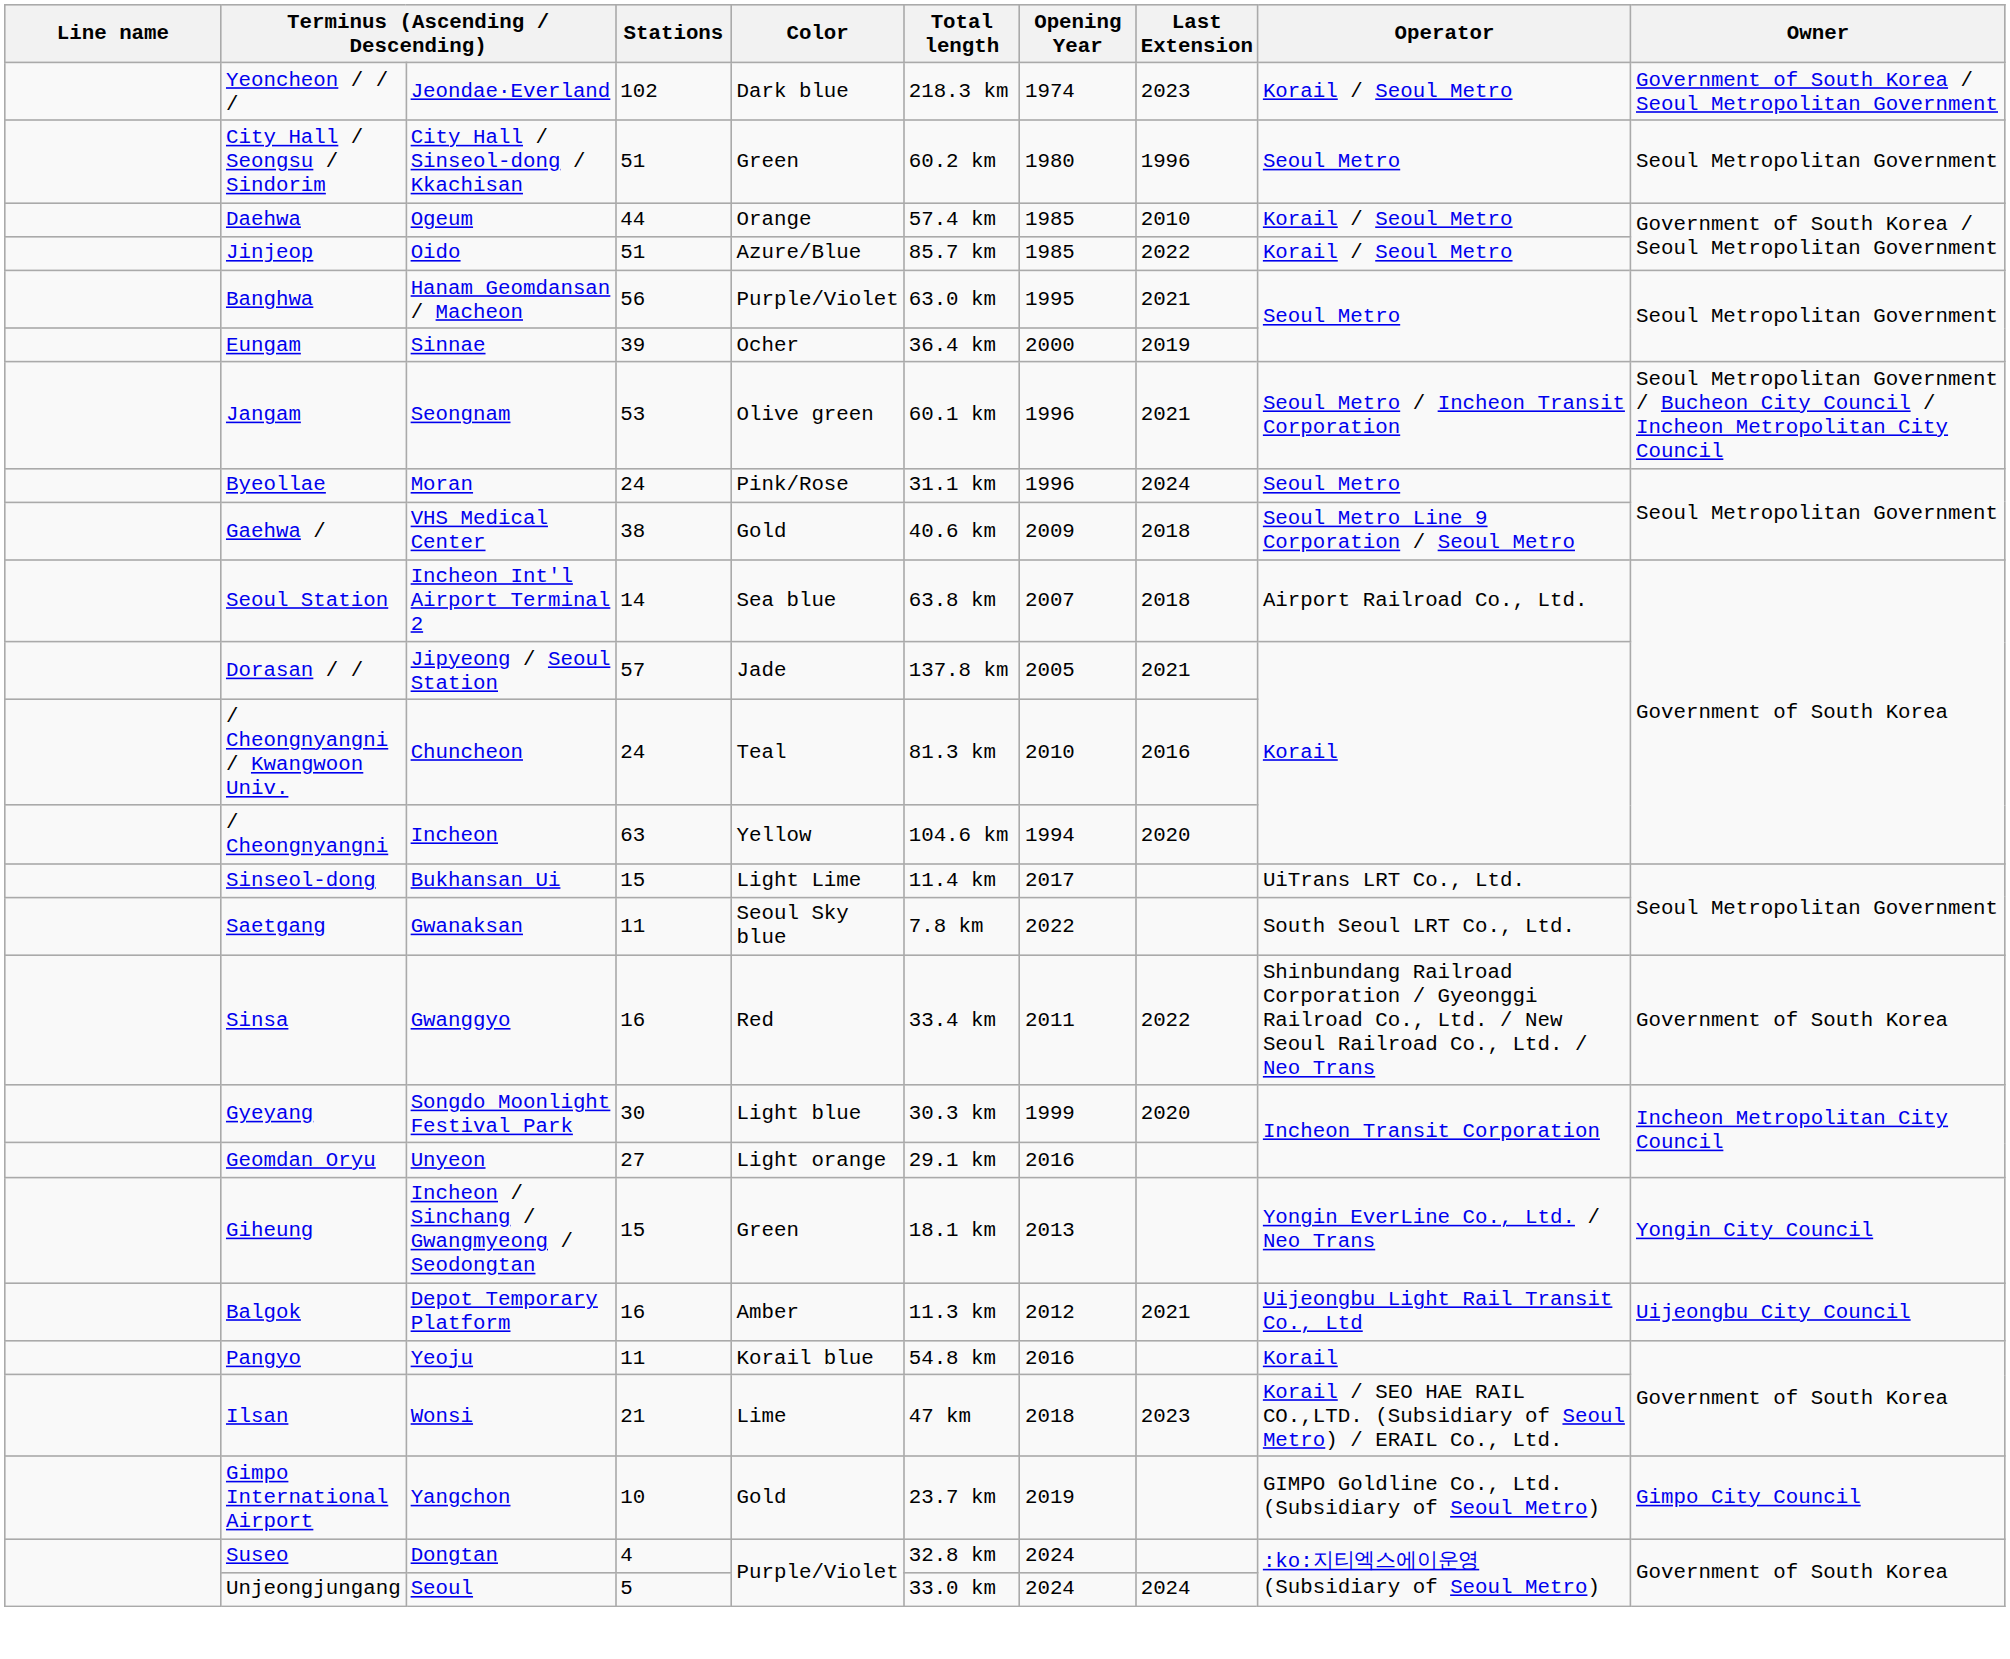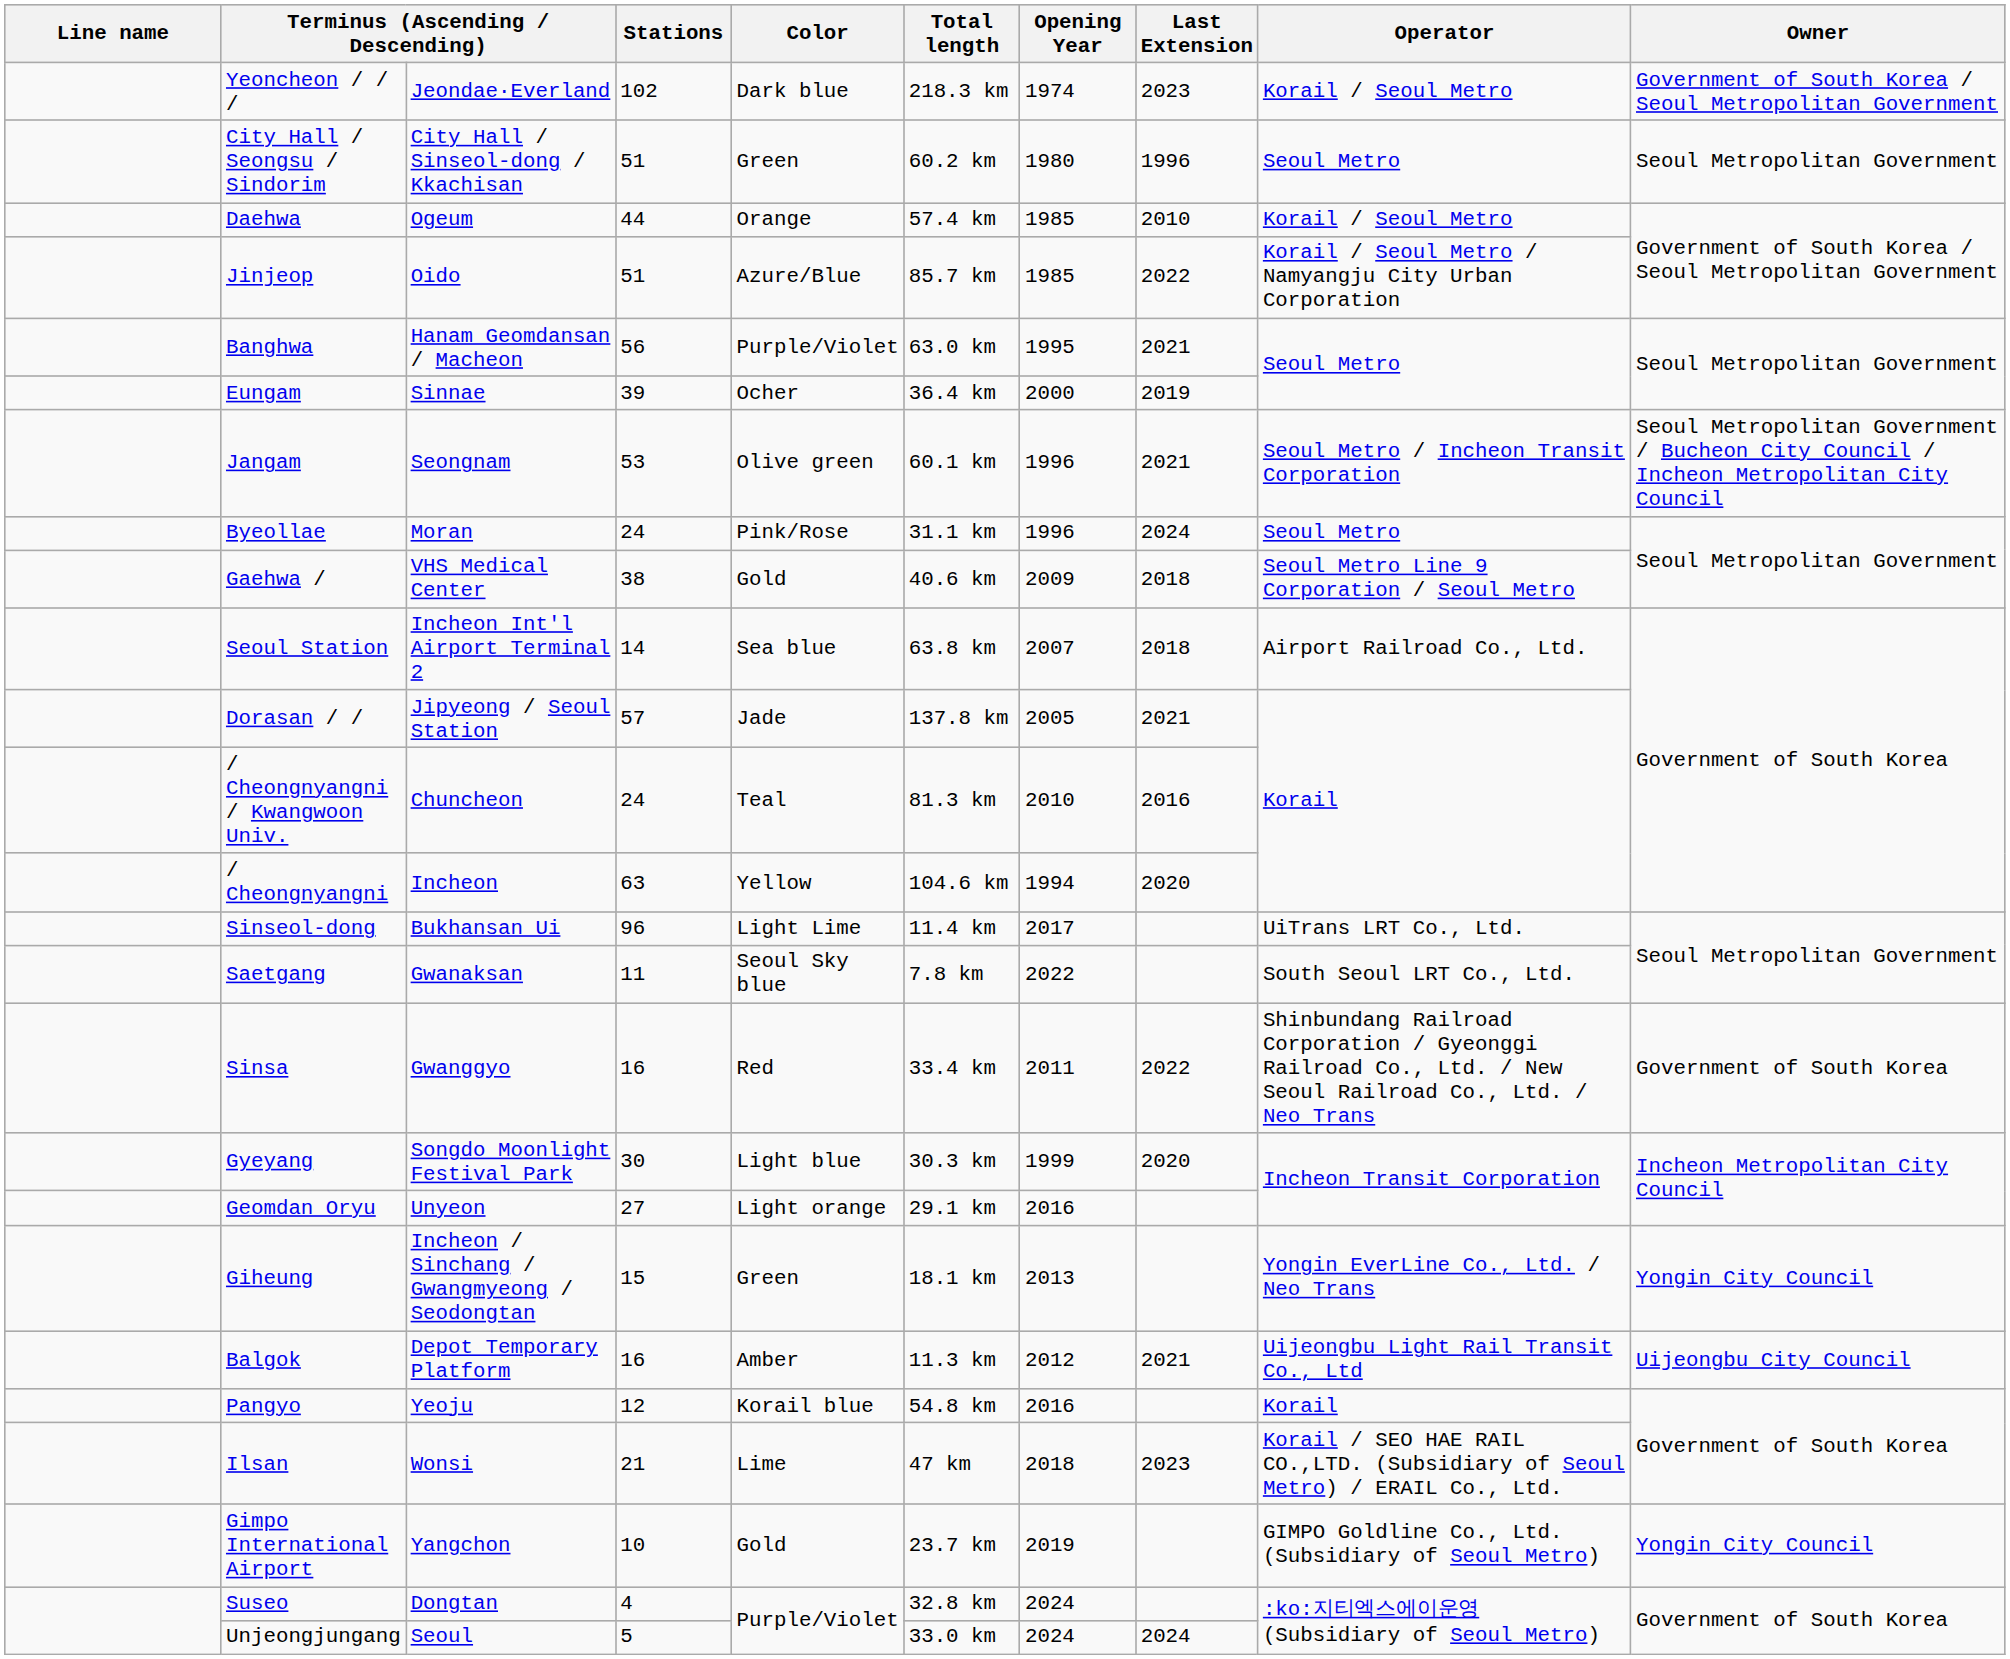(1388, 253) Korail / Seoul Metro -> (1400, 277) Korail / Seoul Metro / Namyangju City Urban Corporation
(633, 880) 15 -> (633, 928) 96
(633, 1358) 11 -> (633, 1406) 12
(1748, 1497) Gimpo City Council -> (1755, 1545) Yongin City Council
